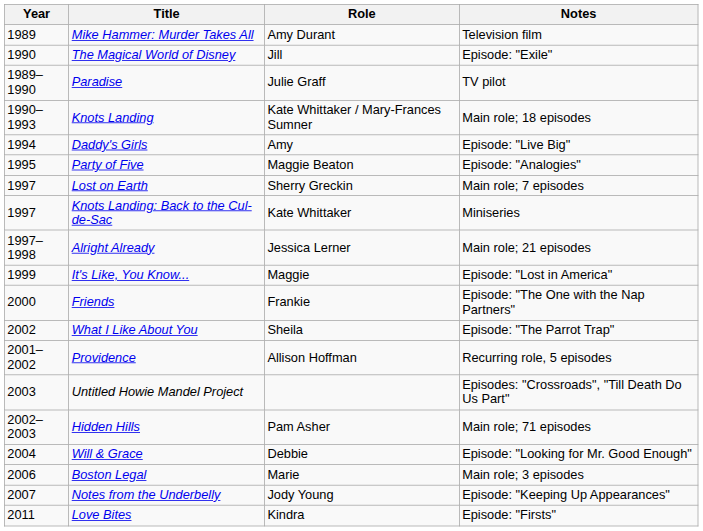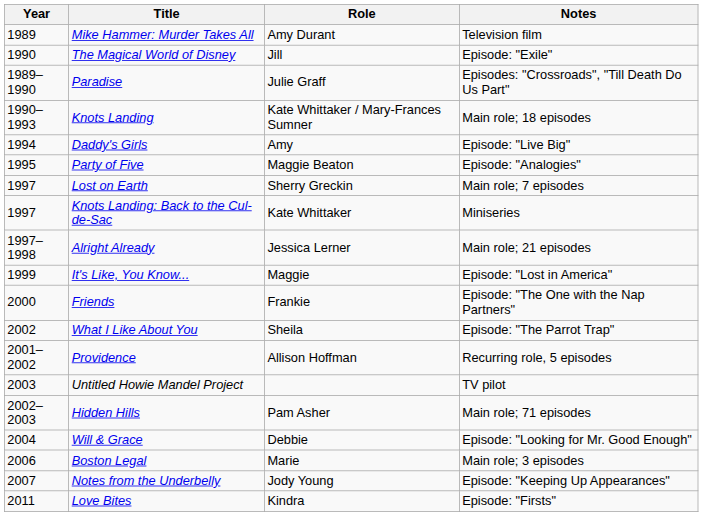(484, 82) TV pilot -> (572, 82) Episodes: "Crossroads", "Till Death Do Us Part"
(572, 392) Episodes: "Crossroads", "Till Death Do Us Part" -> (484, 385) TV pilot
